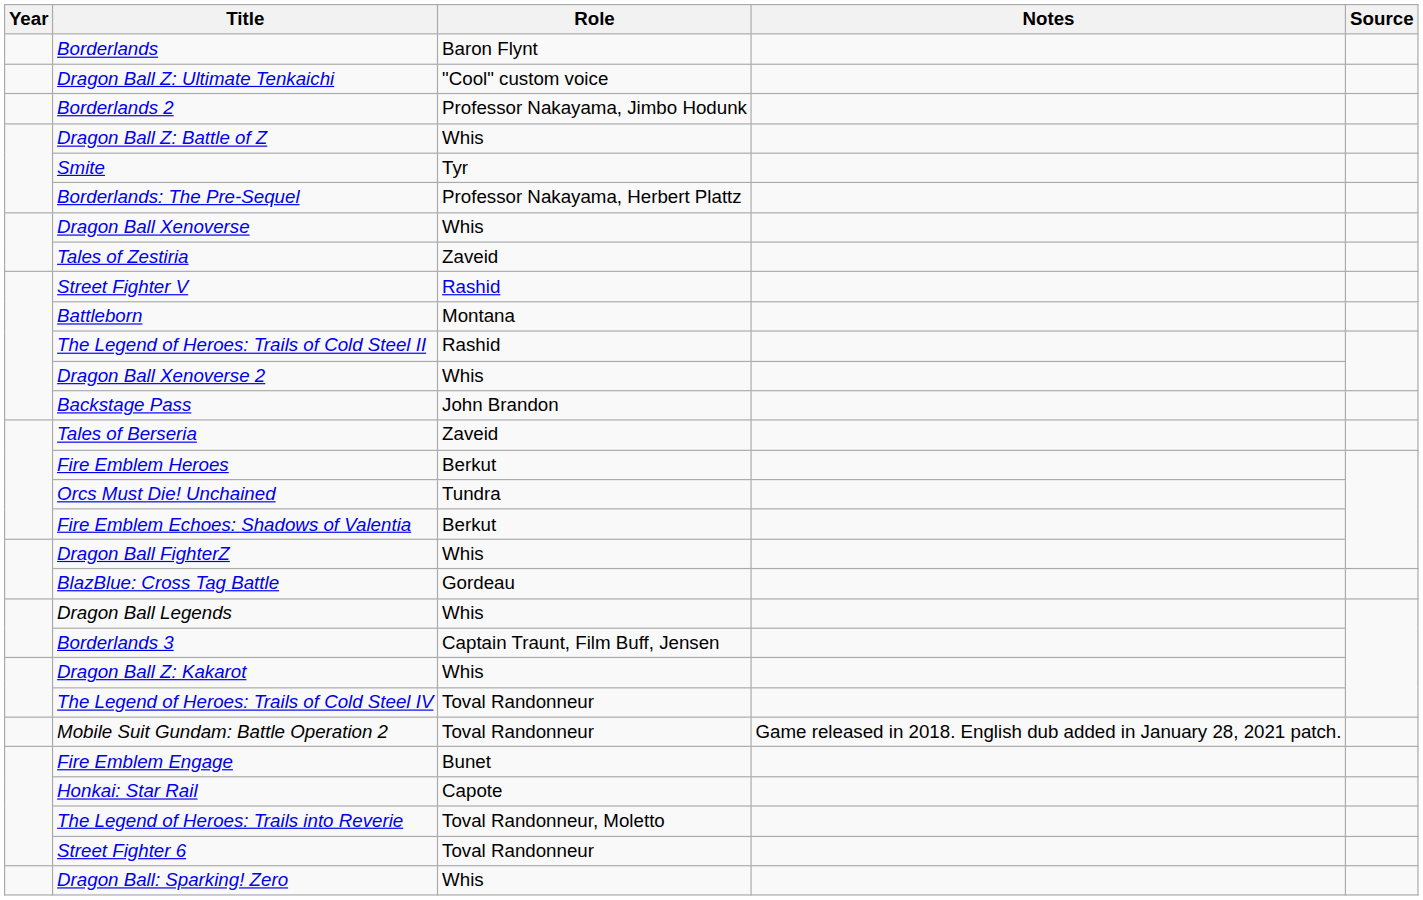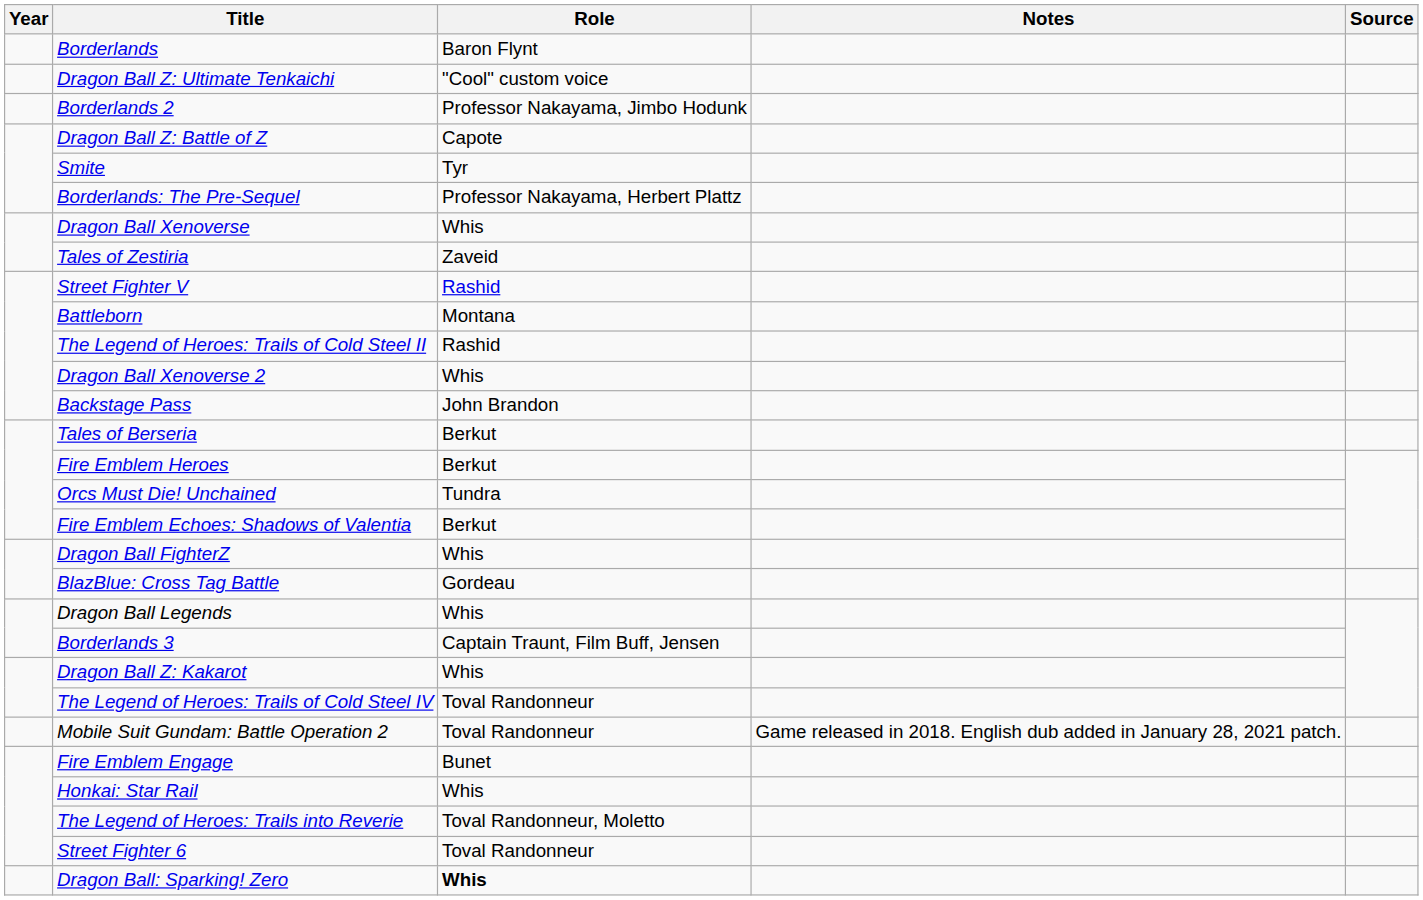(463, 138) Whis -> (472, 138) Capote
(470, 434) Zaveid -> (469, 434) Berkut
(472, 791) Capote -> (463, 791) Whis
(463, 880) normal -> (464, 880) bold
